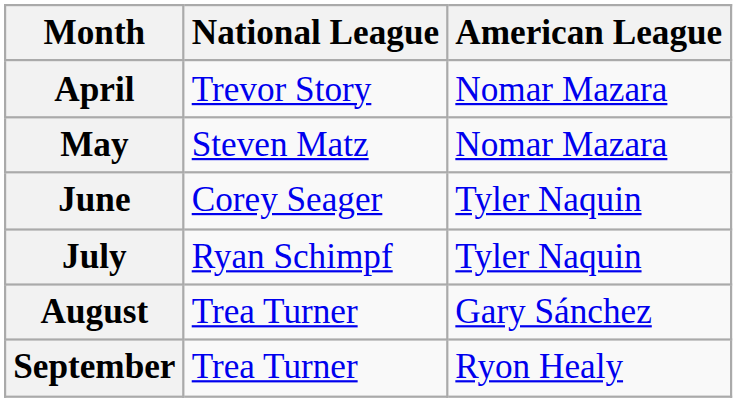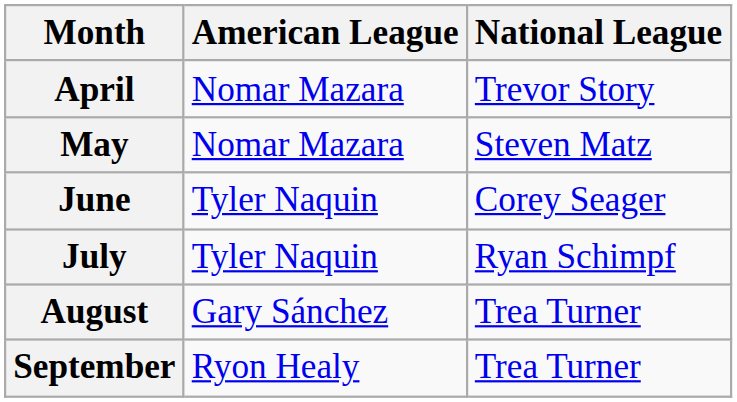columns swapped: (589, 32) <-> (315, 32)
